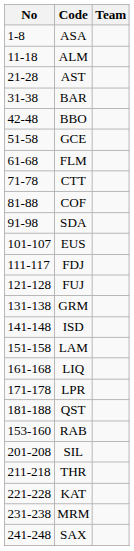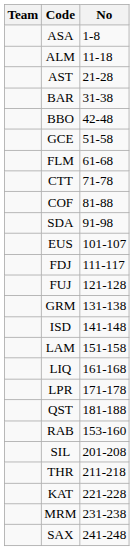columns swapped: (29, 14) <-> (111, 14)
